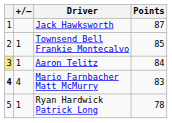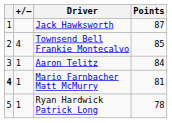(18, 44) 1 -> (18, 44) 4
(9, 63) khaki background -> (9, 63) no background
(18, 82) 4 -> (18, 82) 1
(159, 82) 83 -> (159, 82) 81
